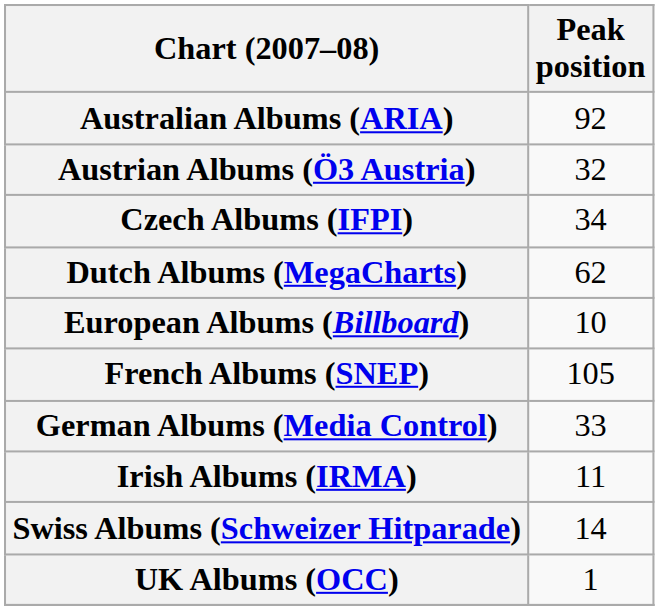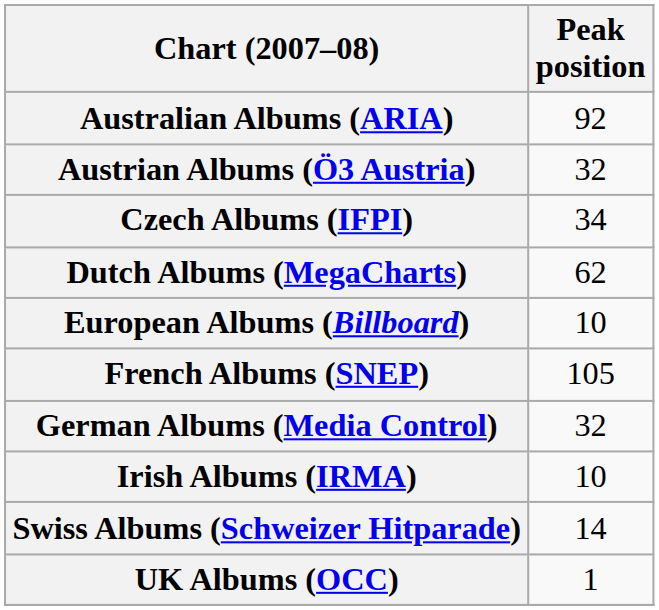(591, 425) 33 -> (591, 425) 32
(591, 476) 11 -> (591, 476) 10
